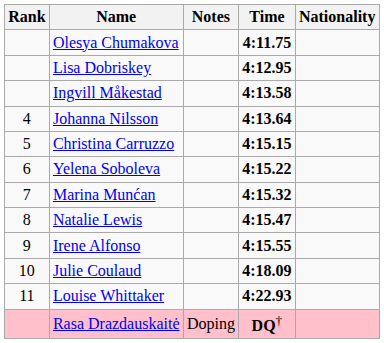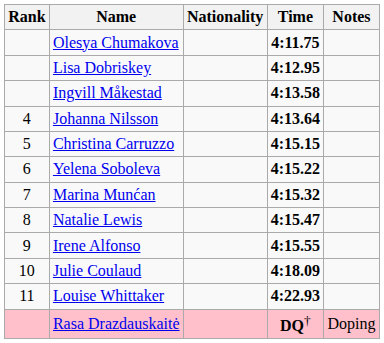columns swapped: (337, 17) <-> (211, 17)
